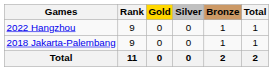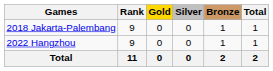rows swapped: (61, 43) <-> (41, 27)
